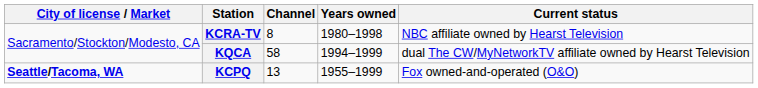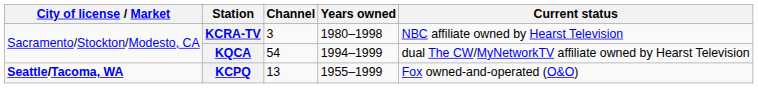(270, 33) 8 -> (270, 33) 3
(273, 53) 58 -> (273, 53) 54
